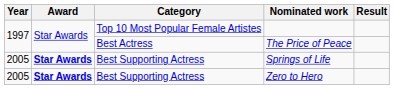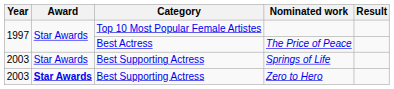(18, 60) 2005 -> (18, 60) 2003
(63, 60) bold -> (61, 60) normal
(18, 76) 2005 -> (18, 76) 2003
